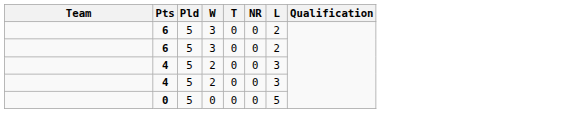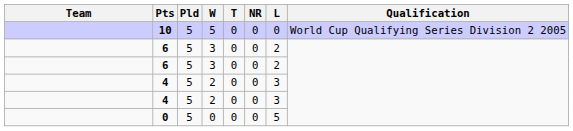+ row: (165, 30)
